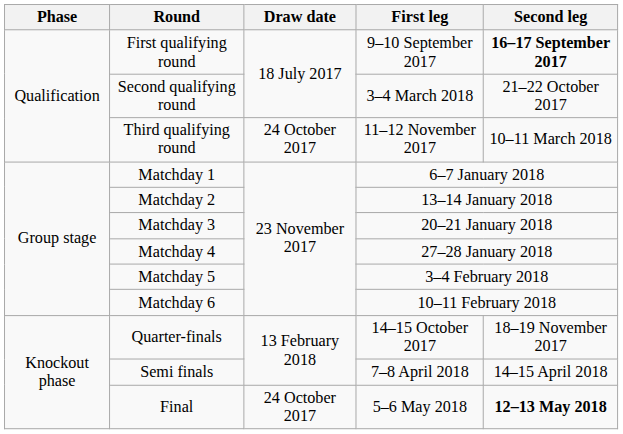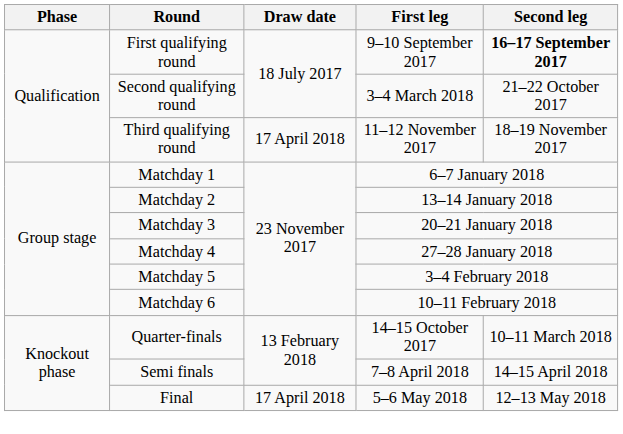(300, 139) 24 October 2017 -> (300, 139) 17 April 2018
(551, 139) 10–11 March 2018 -> (551, 139) 18–19 November 2017
(551, 337) 18–19 November 2017 -> (551, 337) 10–11 March 2018
(300, 406) 24 October 2017 -> (300, 397) 17 April 2018
(551, 406) bold -> (551, 397) normal
